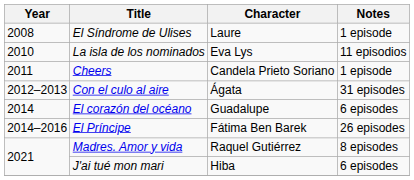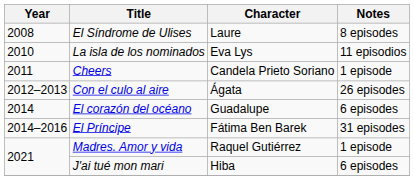(366, 33) 1 episode -> (369, 33) 8 episodes
(372, 90) 31 episodes -> (372, 90) 26 episodes
(372, 128) 26 episodes -> (372, 128) 31 episodes
(369, 147) 8 episodes -> (366, 147) 1 episode
